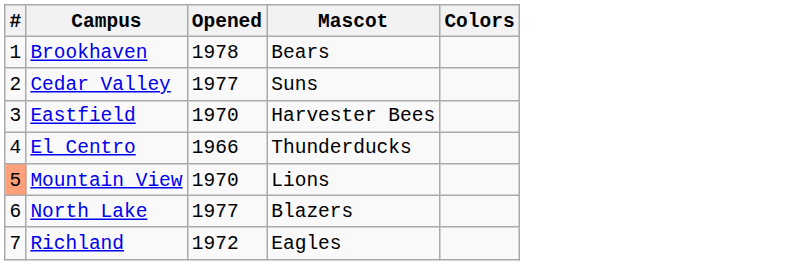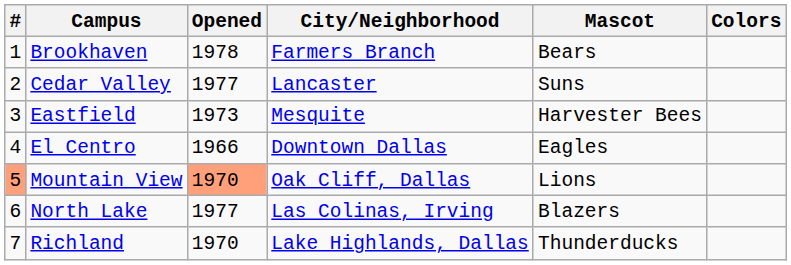+ column: (400, 21)
(215, 116) 1970 -> (215, 116) 1973
(342, 148) Thunderducks -> (573, 148) Eagles
(215, 180) no background -> (215, 180) lightsalmon background
(215, 243) 1972 -> (215, 243) 1970
(306, 243) Eagles -> (608, 243) Thunderducks
